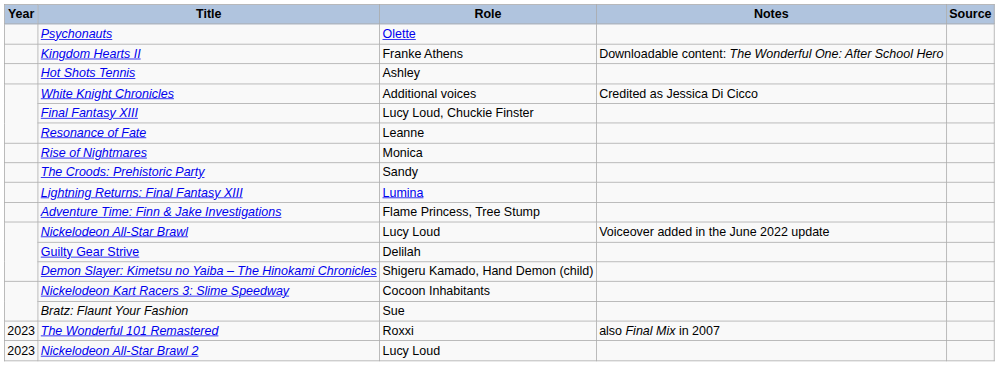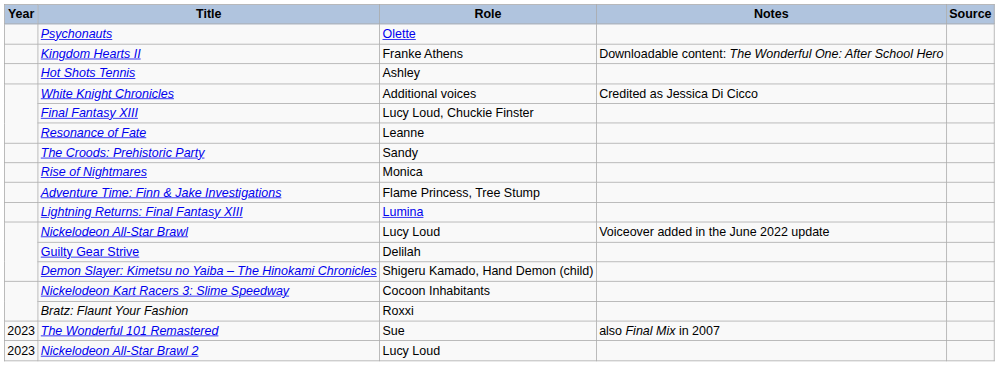rows swapped: (94, 152) <-> (123, 172)
rows swapped: (142, 192) <-> (161, 212)
(394, 311) Sue -> (398, 311) Roxxi
(398, 331) Roxxi -> (394, 331) Sue
